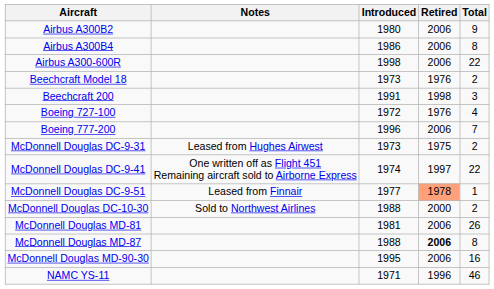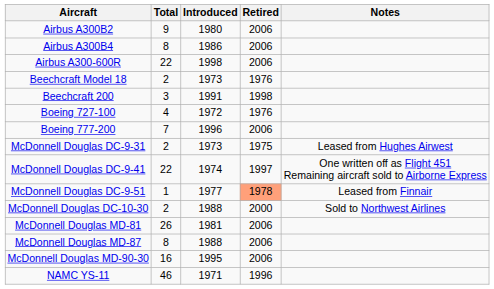columns swapped: (475, 12) <-> (255, 12)
(439, 242) bold -> (261, 242) normal
